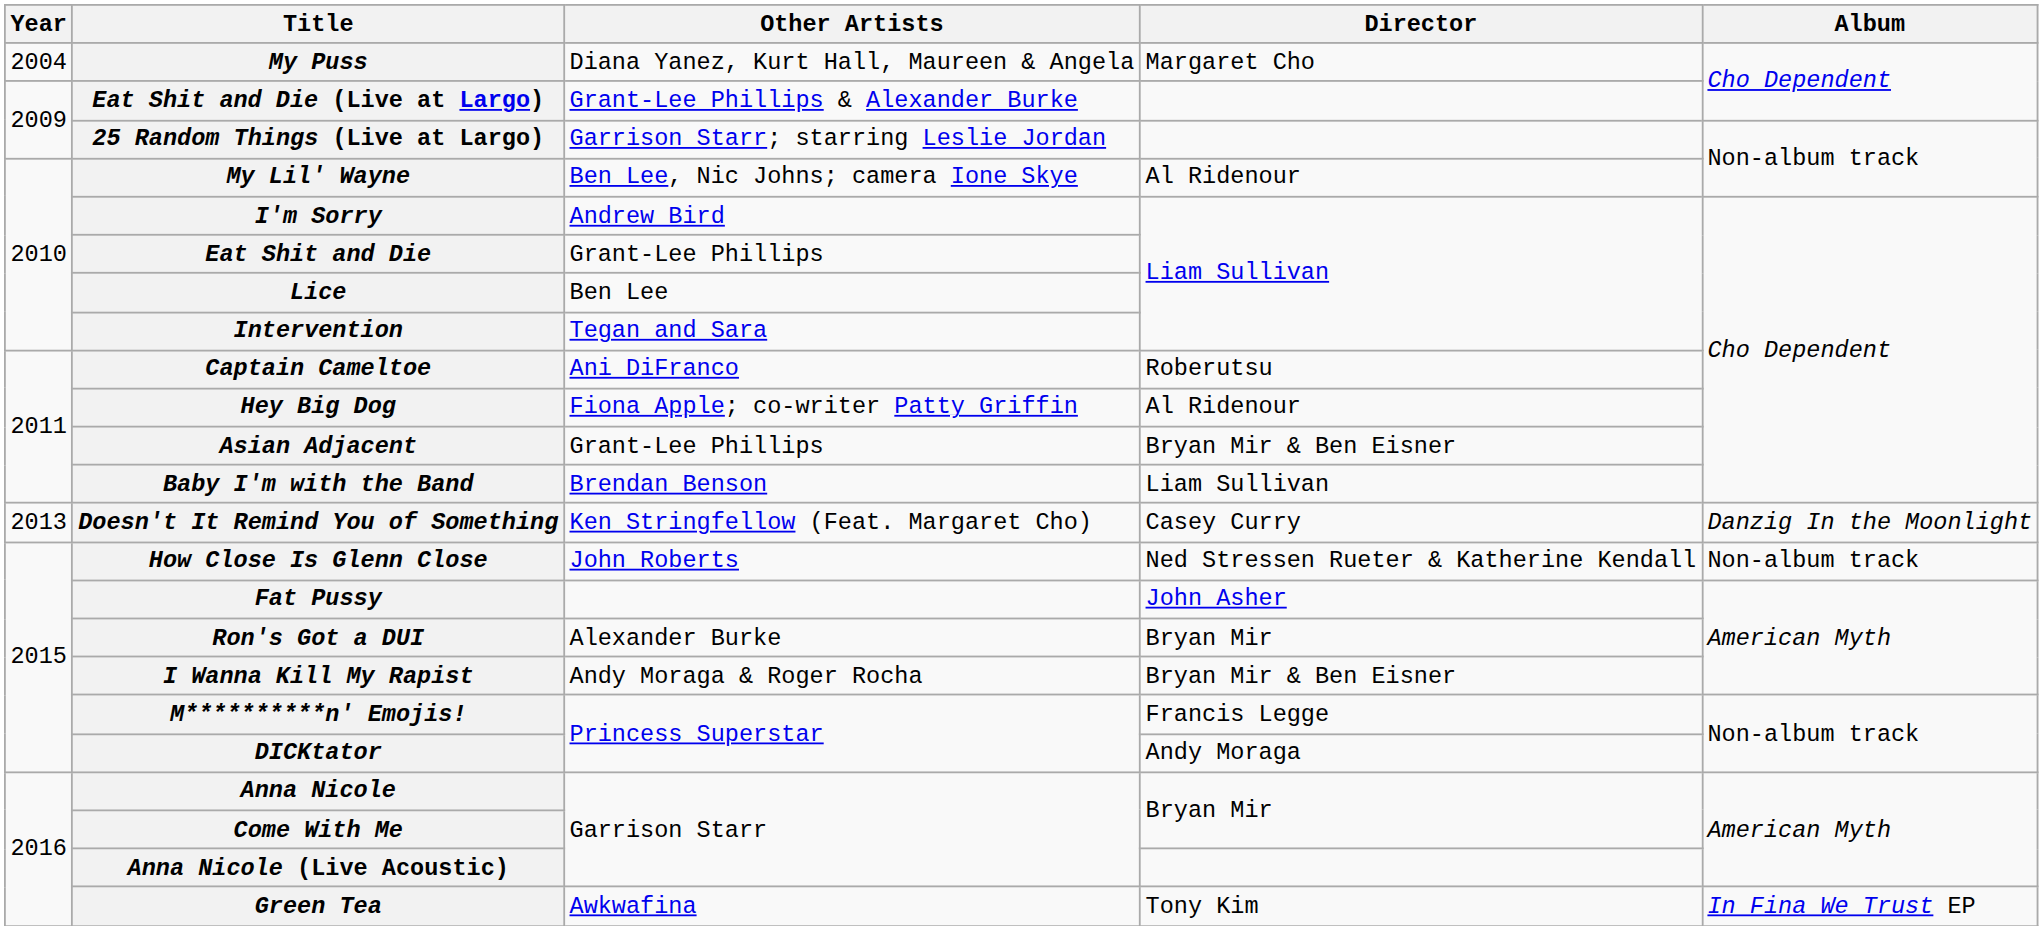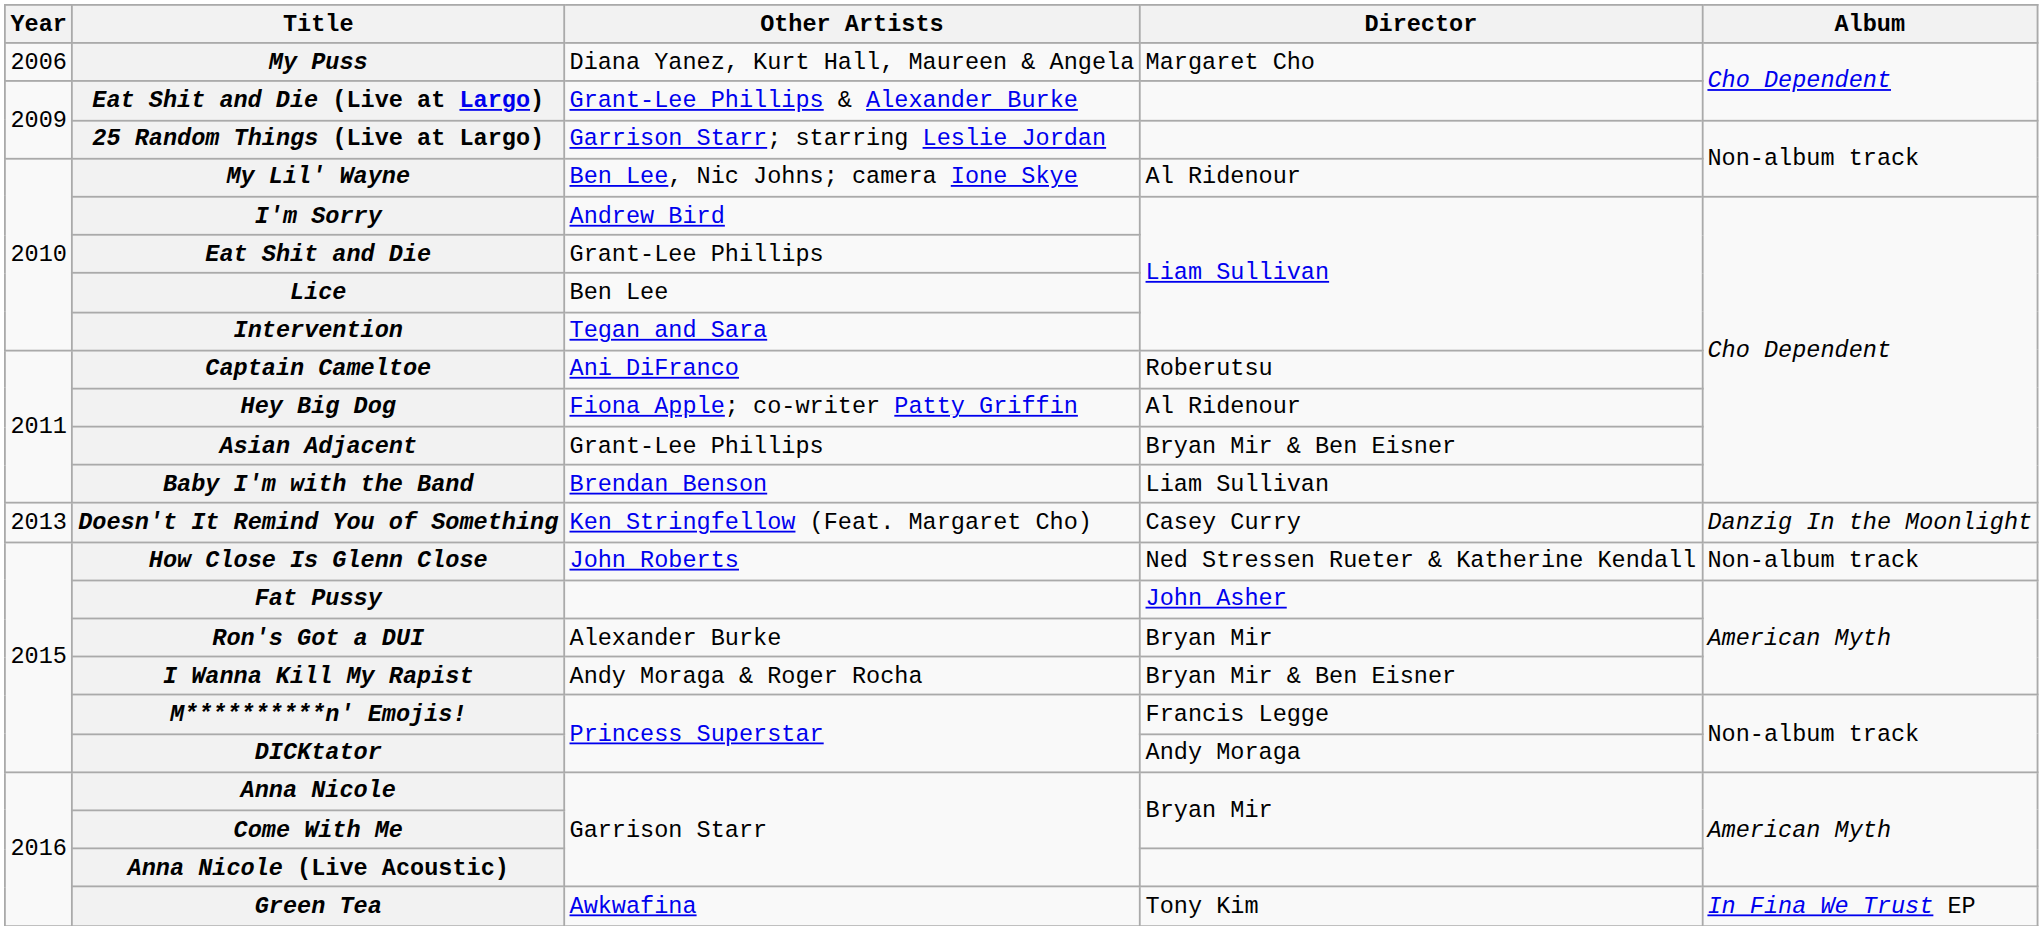(39, 62) 2004 -> (39, 62) 2006
